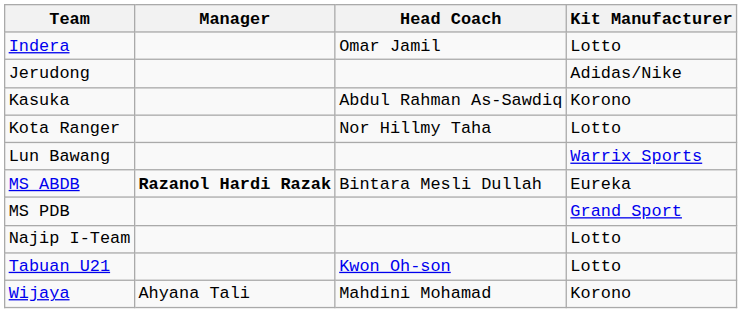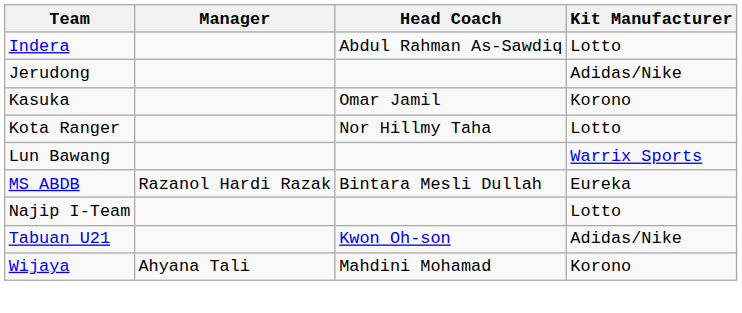(390, 46) Omar Jamil -> (451, 46) Abdul Rahman As-Sawdiq
(451, 101) Abdul Rahman As-Sawdiq -> (390, 101) Omar Jamil
(235, 184) bold -> (235, 184) normal
- row: (39, 211)
(596, 266) Lotto -> (626, 239) Adidas/Nike
